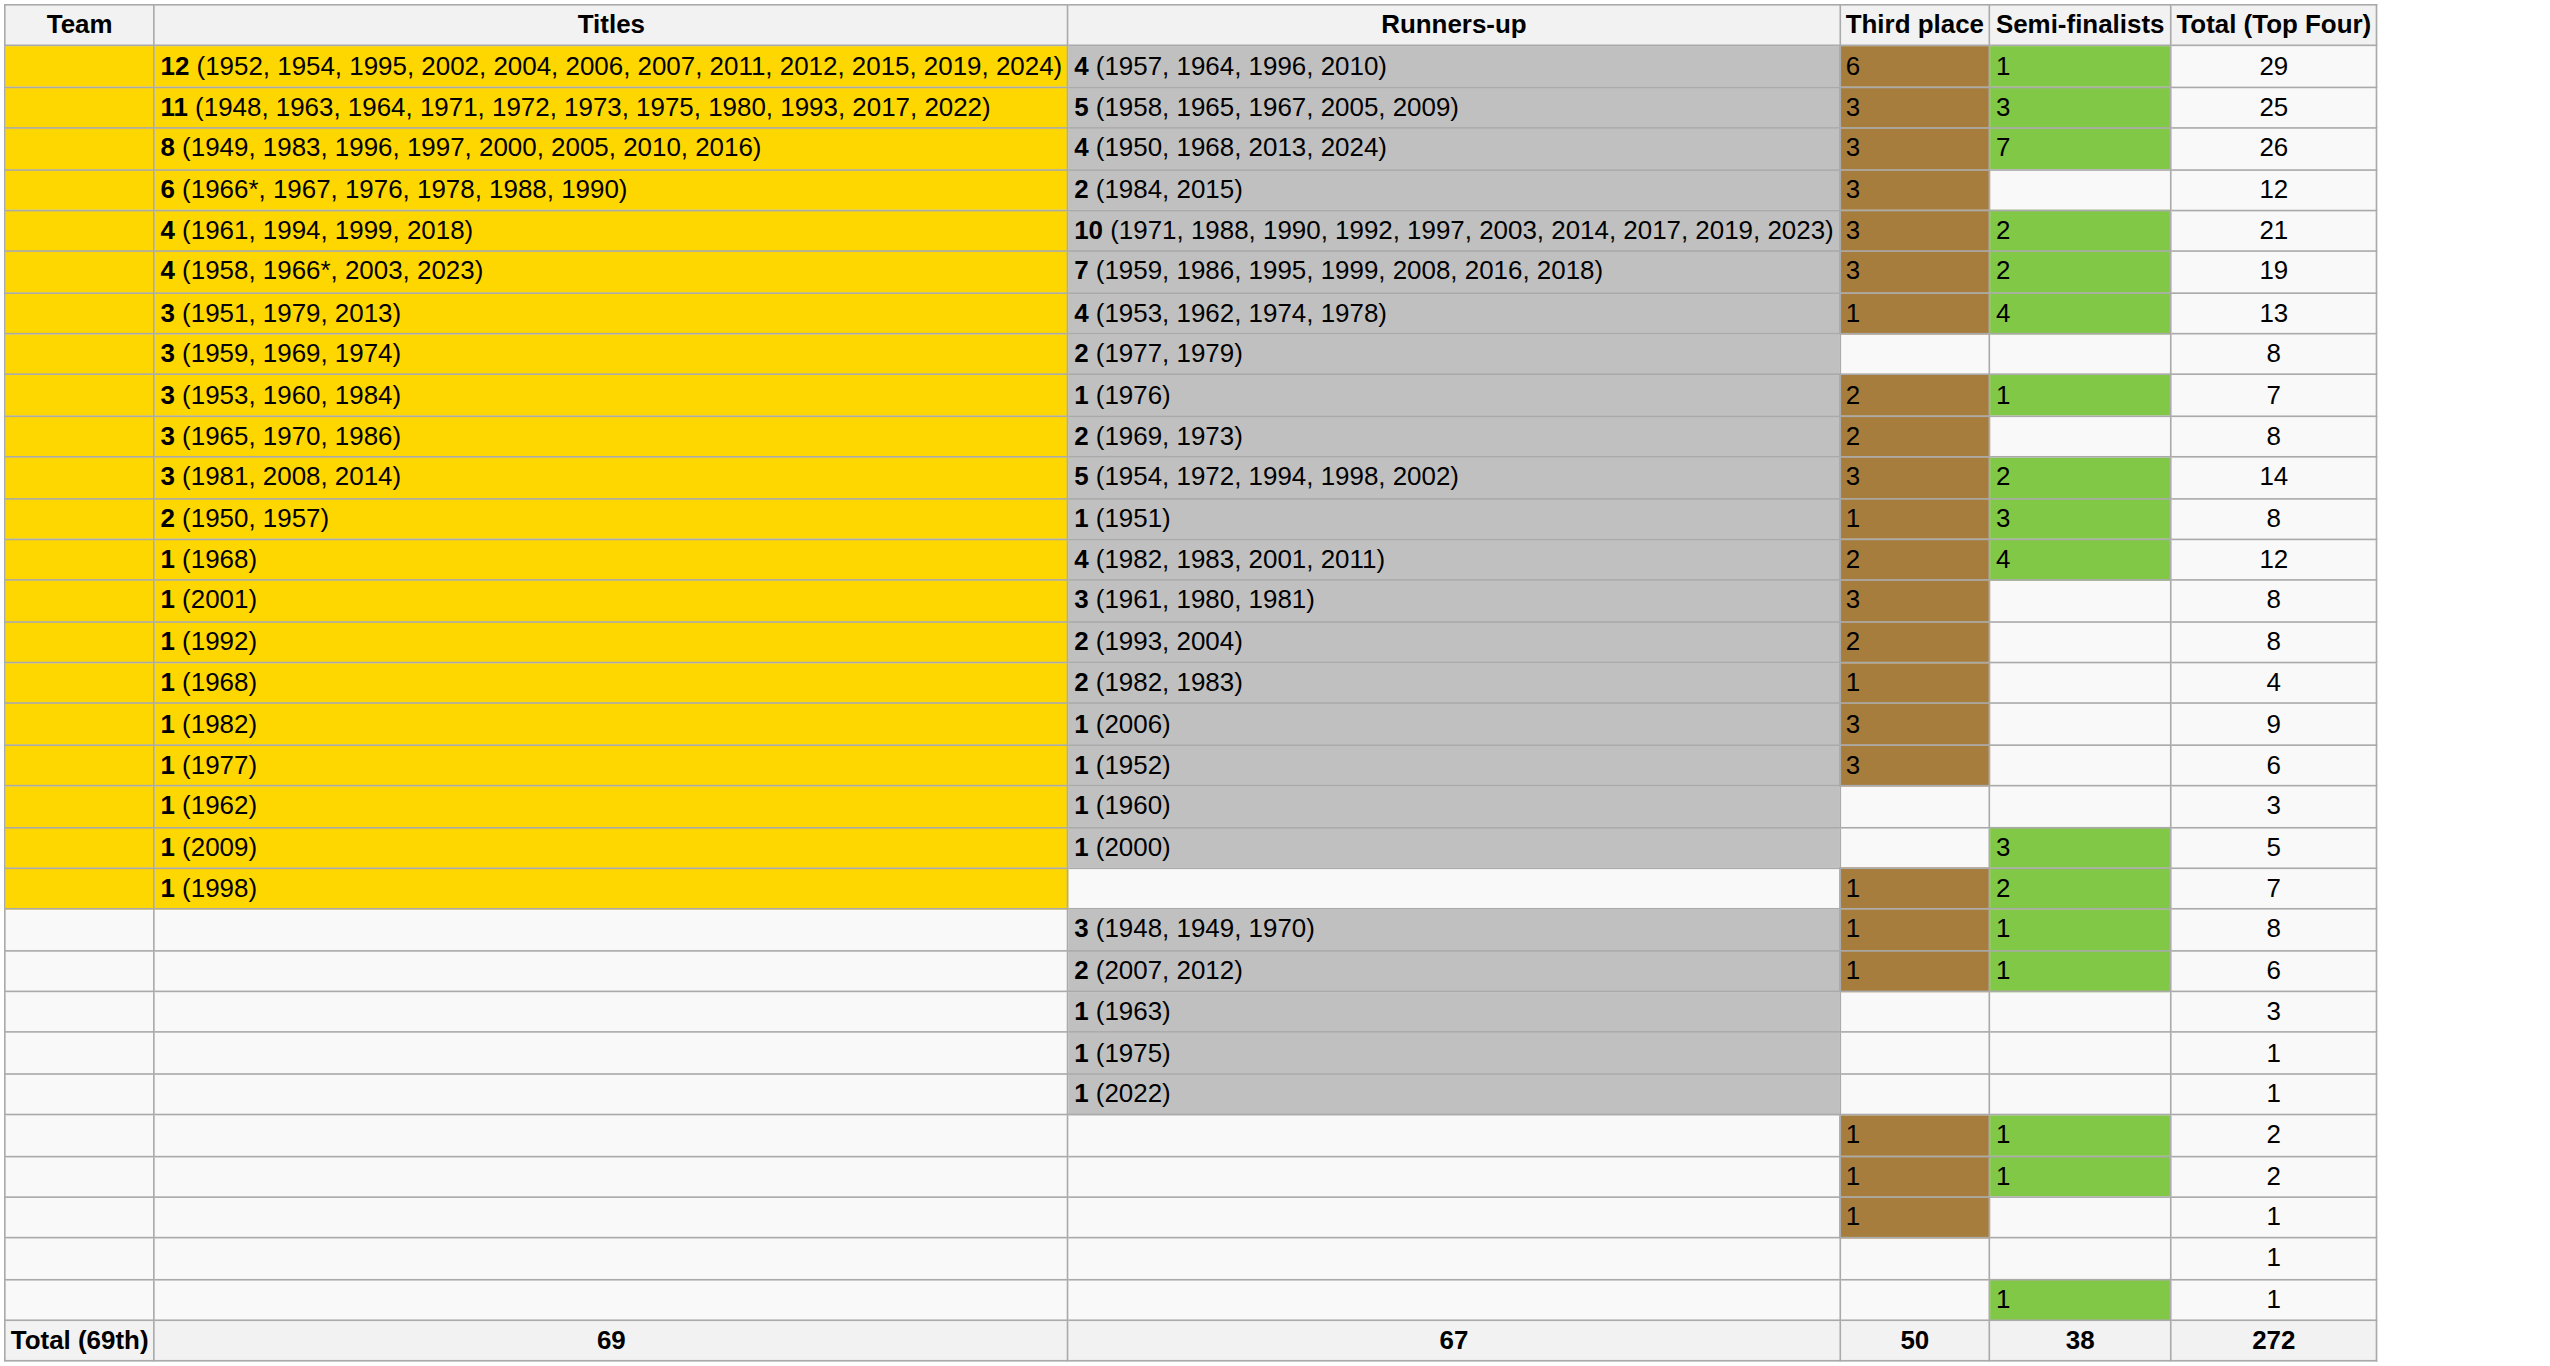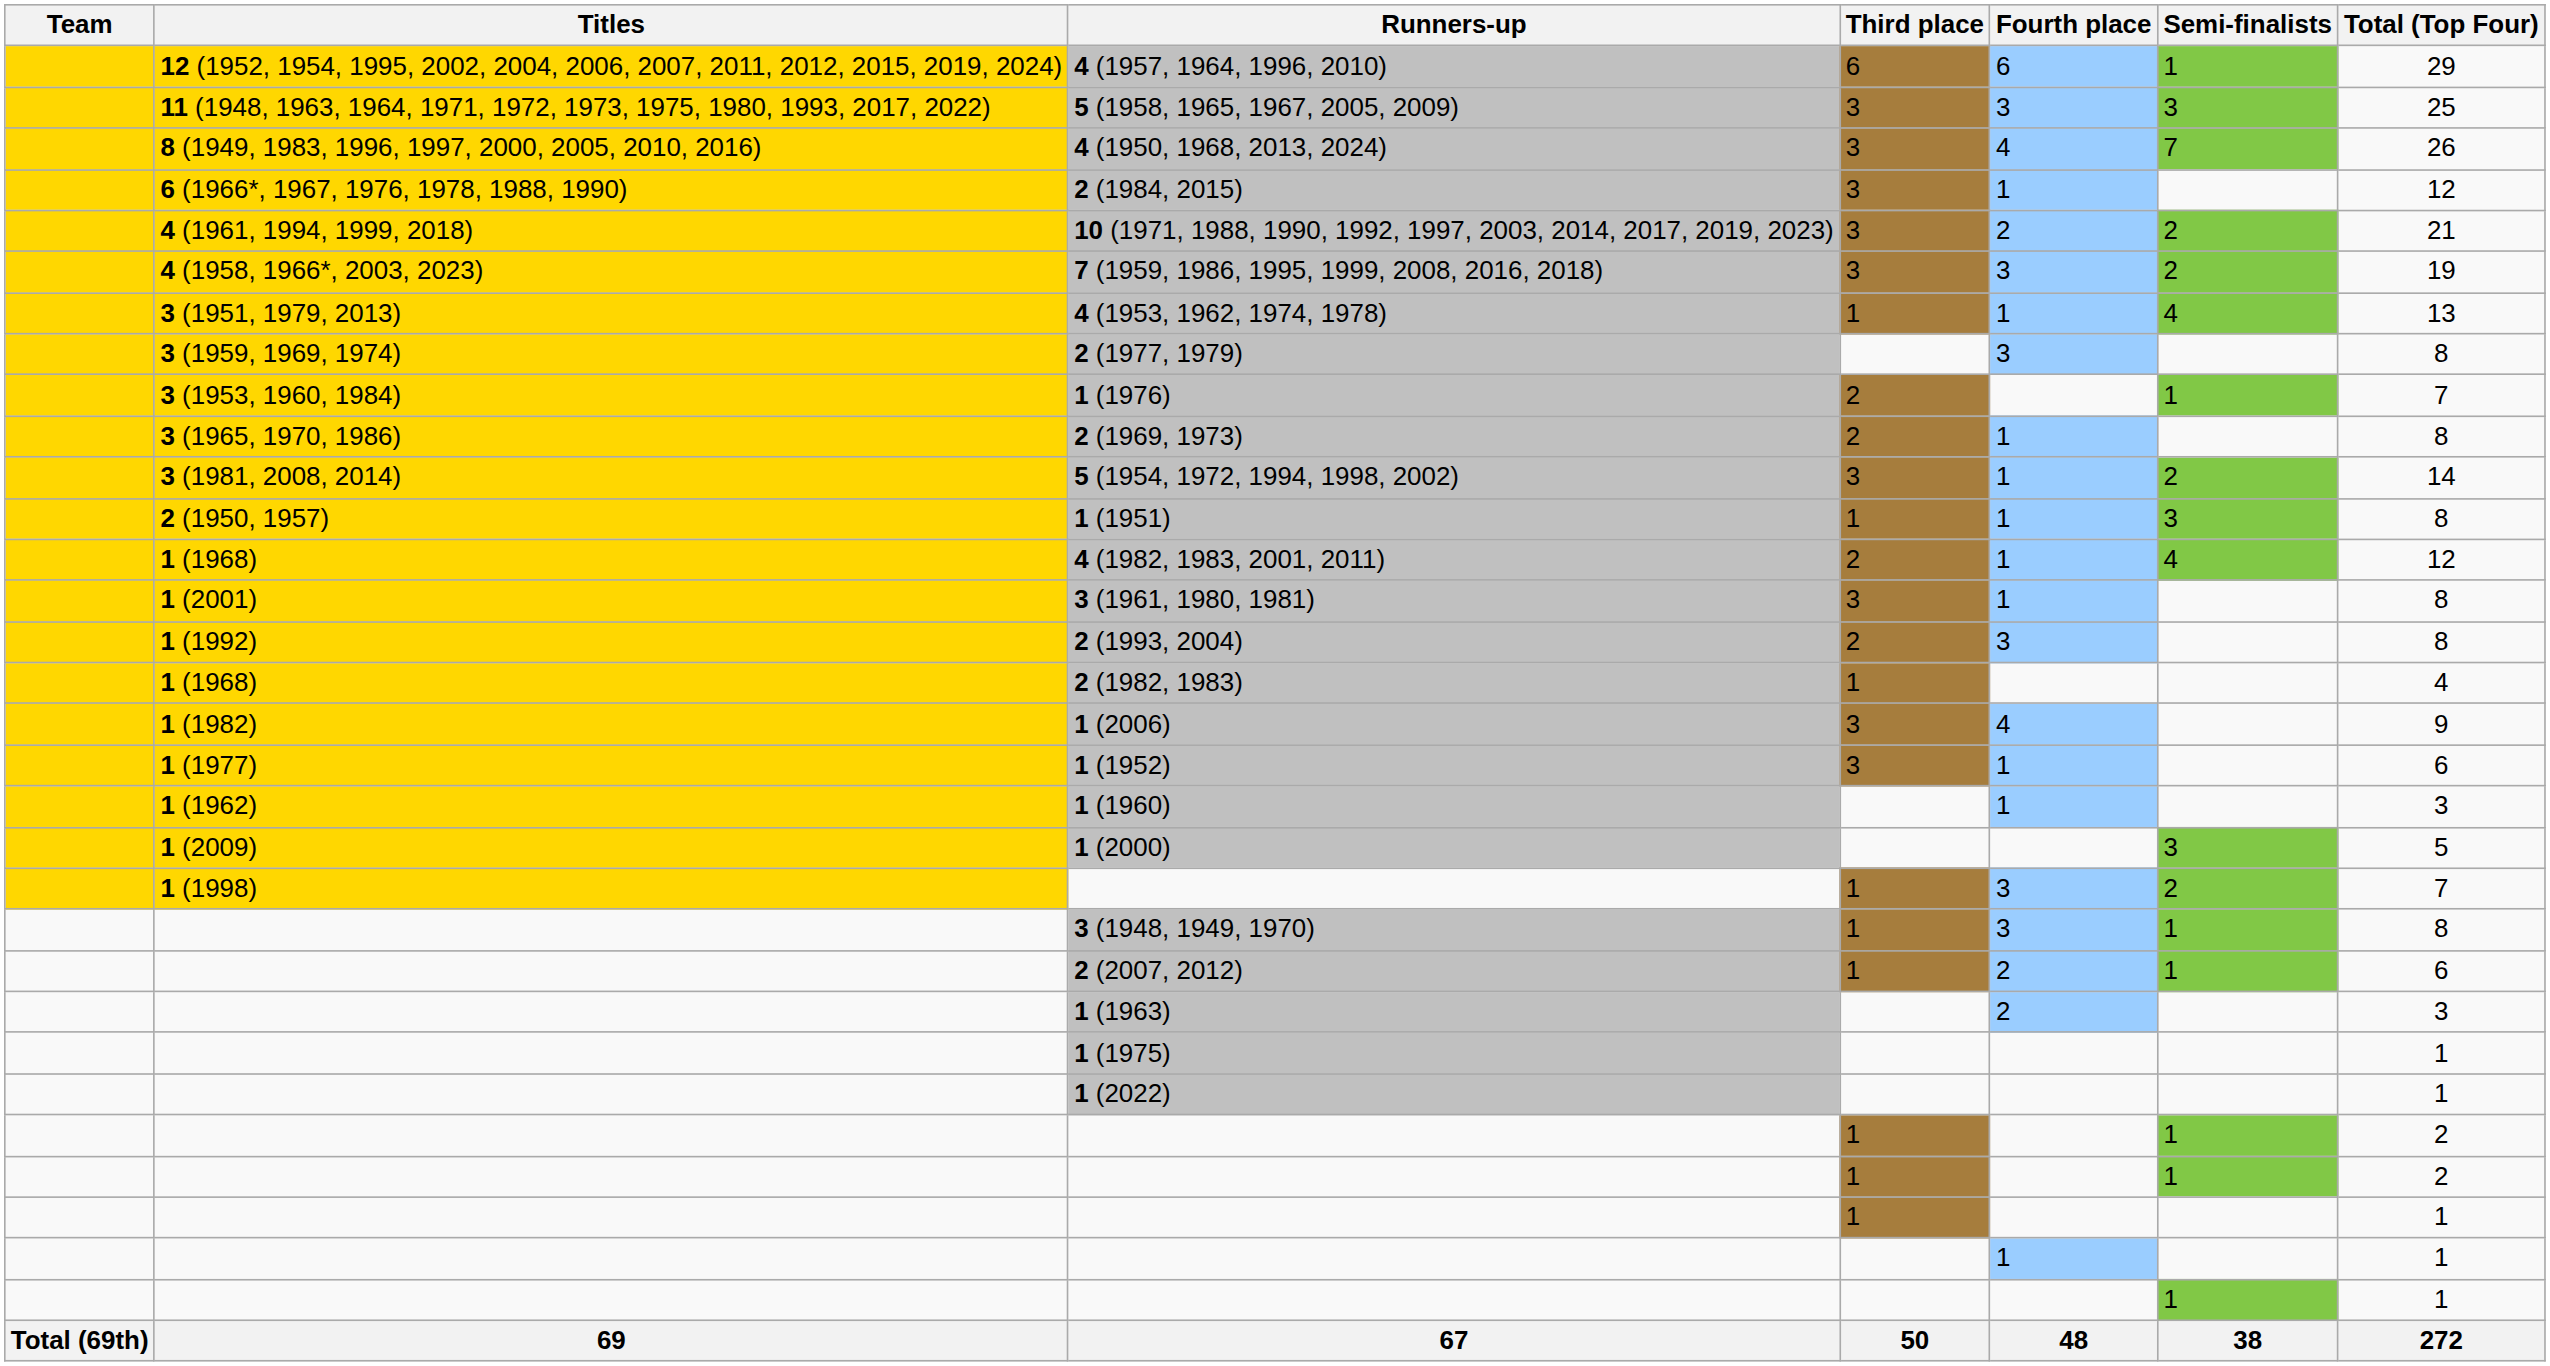+ column: (2074, 25)
